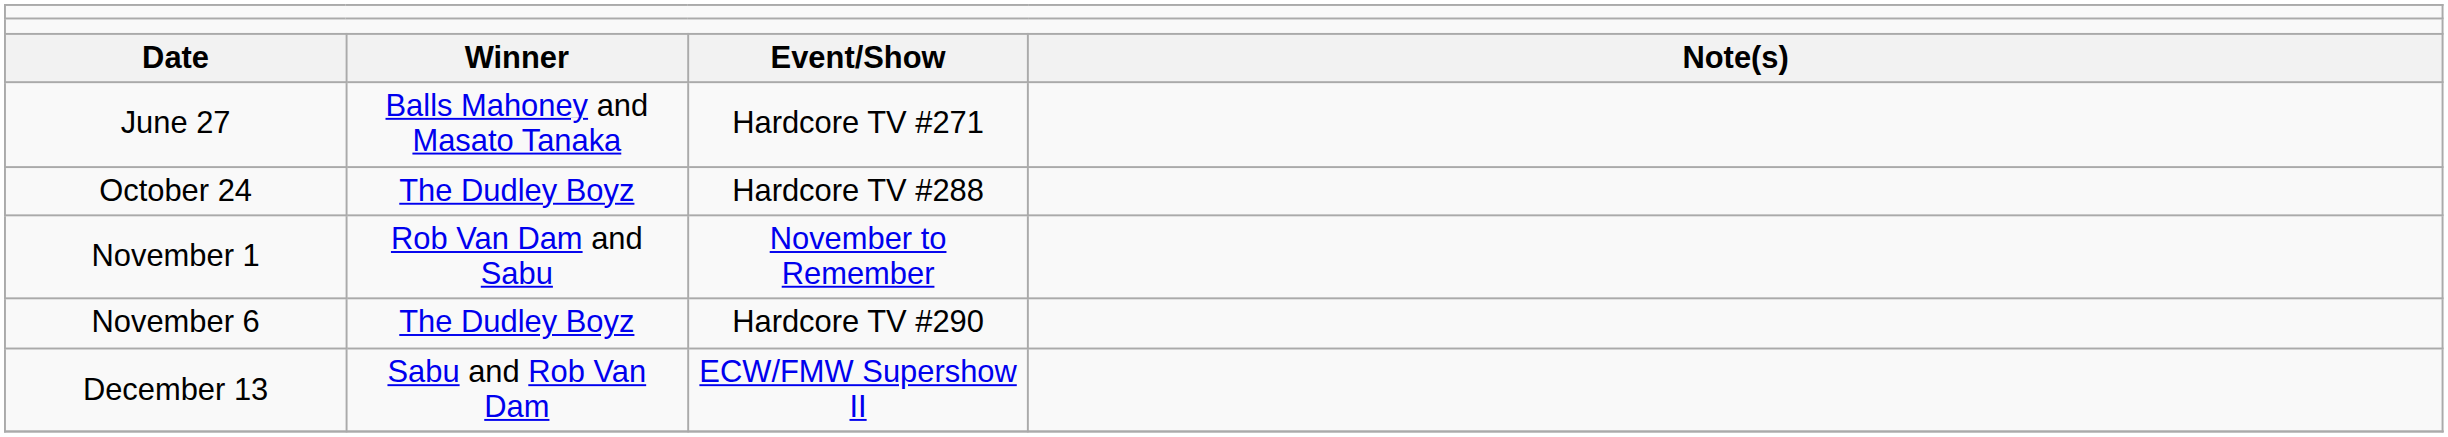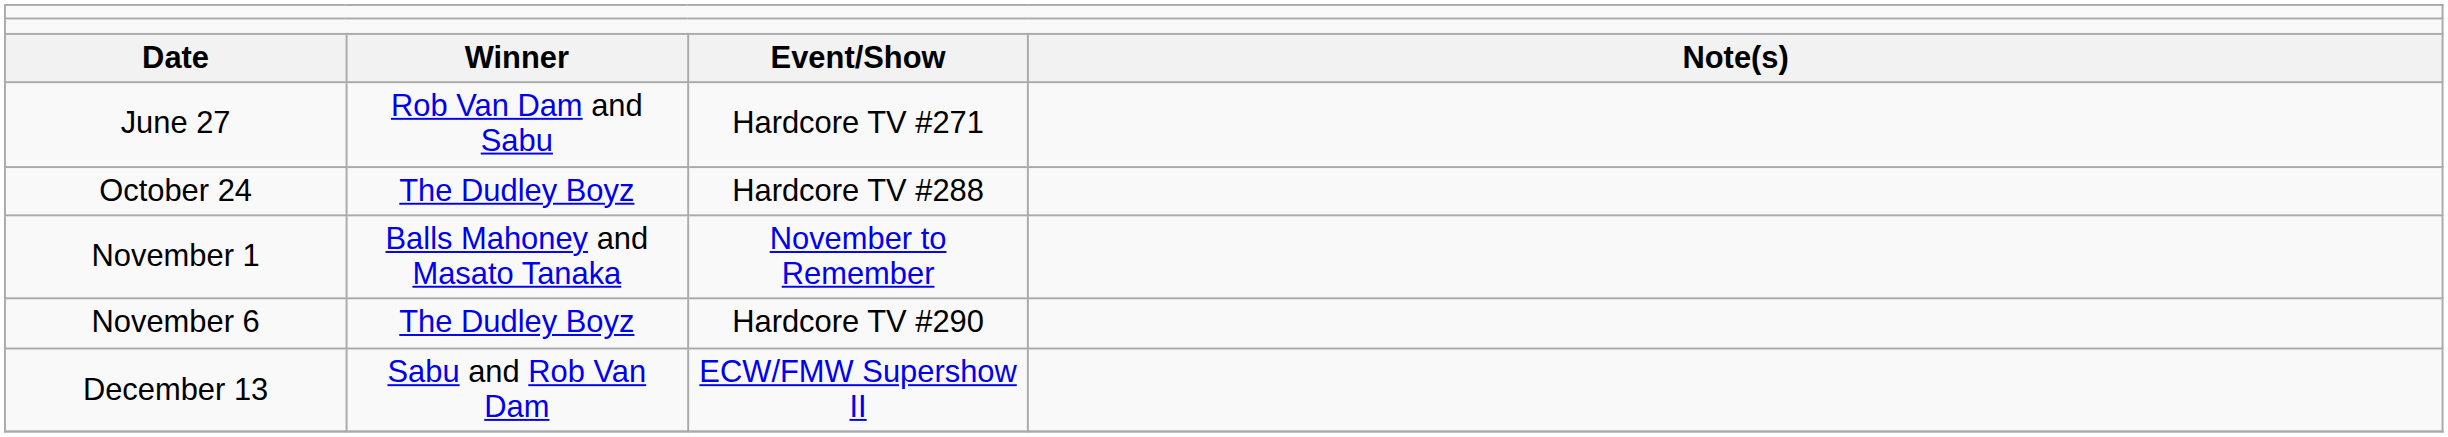(517, 123) Balls Mahoney and Masato Tanaka -> (517, 123) Rob Van Dam and Sabu
(517, 256) Rob Van Dam and Sabu -> (517, 256) Balls Mahoney and Masato Tanaka
